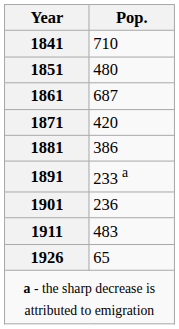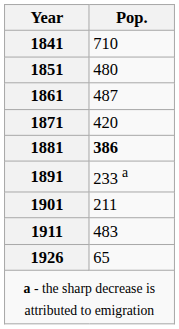(106, 95) 687 -> (106, 95) 487
(106, 148) normal -> (106, 148) bold
(106, 204) 236 -> (105, 204) 211
